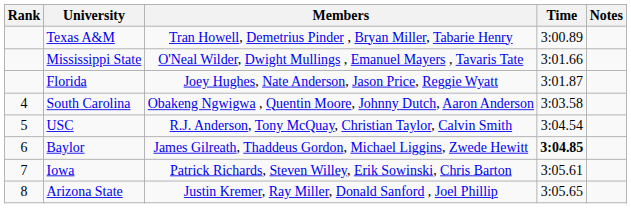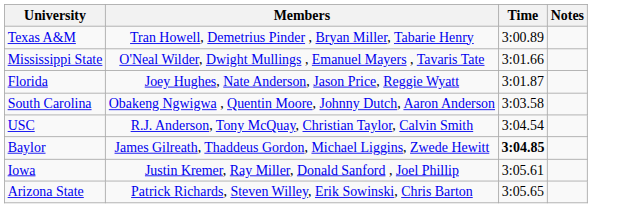- column: (24, 15)
(341, 170) Patrick Richards, Steven Willey, Erik Sowinski, Chris Barton -> (302, 170) Justin Kremer, Ray Miller, Donald Sanford , Joel Phillip
(341, 192) Justin Kremer, Ray Miller, Donald Sanford , Joel Phillip -> (302, 192) Patrick Richards, Steven Willey, Erik Sowinski, Chris Barton
